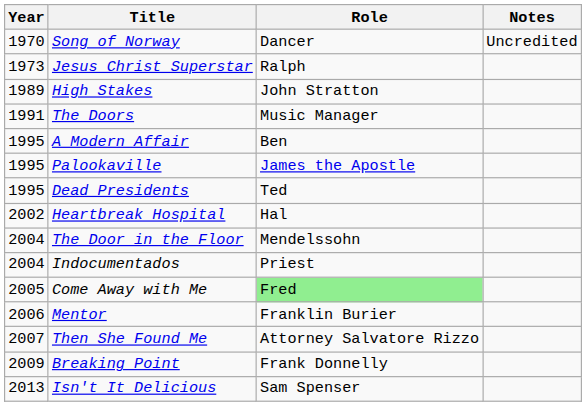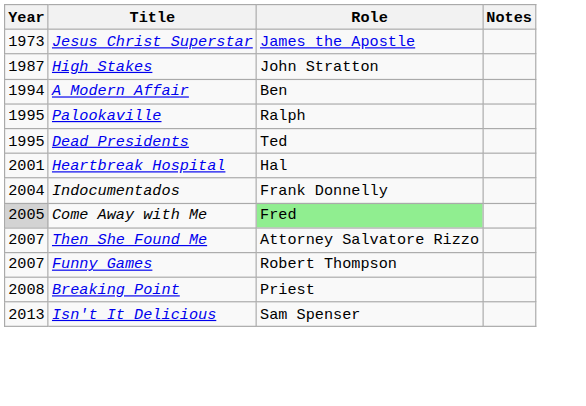- row: (116, 42)
(283, 67) Ralph -> (338, 42) James the Apostle
(26, 91) 1989 -> (26, 67) 1987
- row: (93, 116)
(26, 141) 1995 -> (26, 91) 1994
(338, 166) James the Apostle -> (283, 116) Ralph
(26, 215) 2002 -> (26, 166) 2001
- row: (148, 240)
(287, 265) Priest -> (324, 191) Frank Donnelly
(26, 290) no background -> (26, 215) lightgrey background
- row: (79, 314)
+ row: (102, 265)
(26, 364) 2009 -> (26, 290) 2008
(324, 364) Frank Donnelly -> (287, 290) Priest
